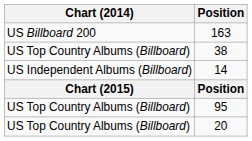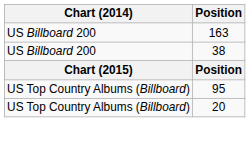(98, 51) US Top Country Albums (Billboard) -> (52, 51) US Billboard 200
- row: (221, 70)
